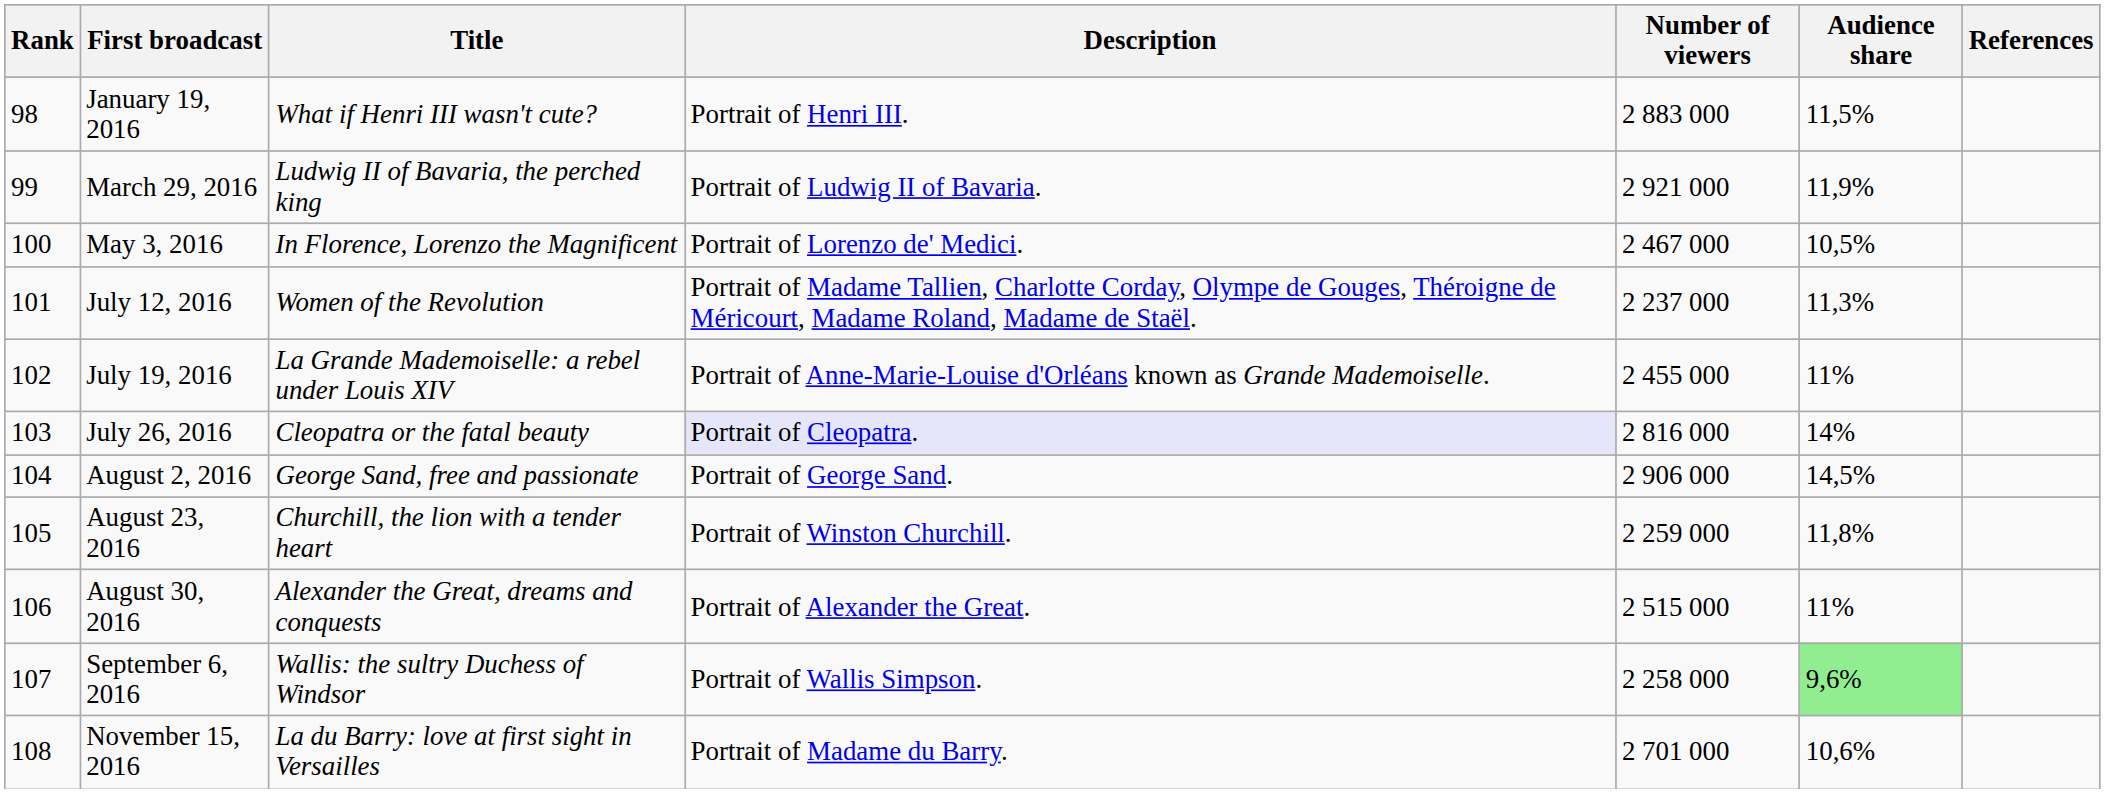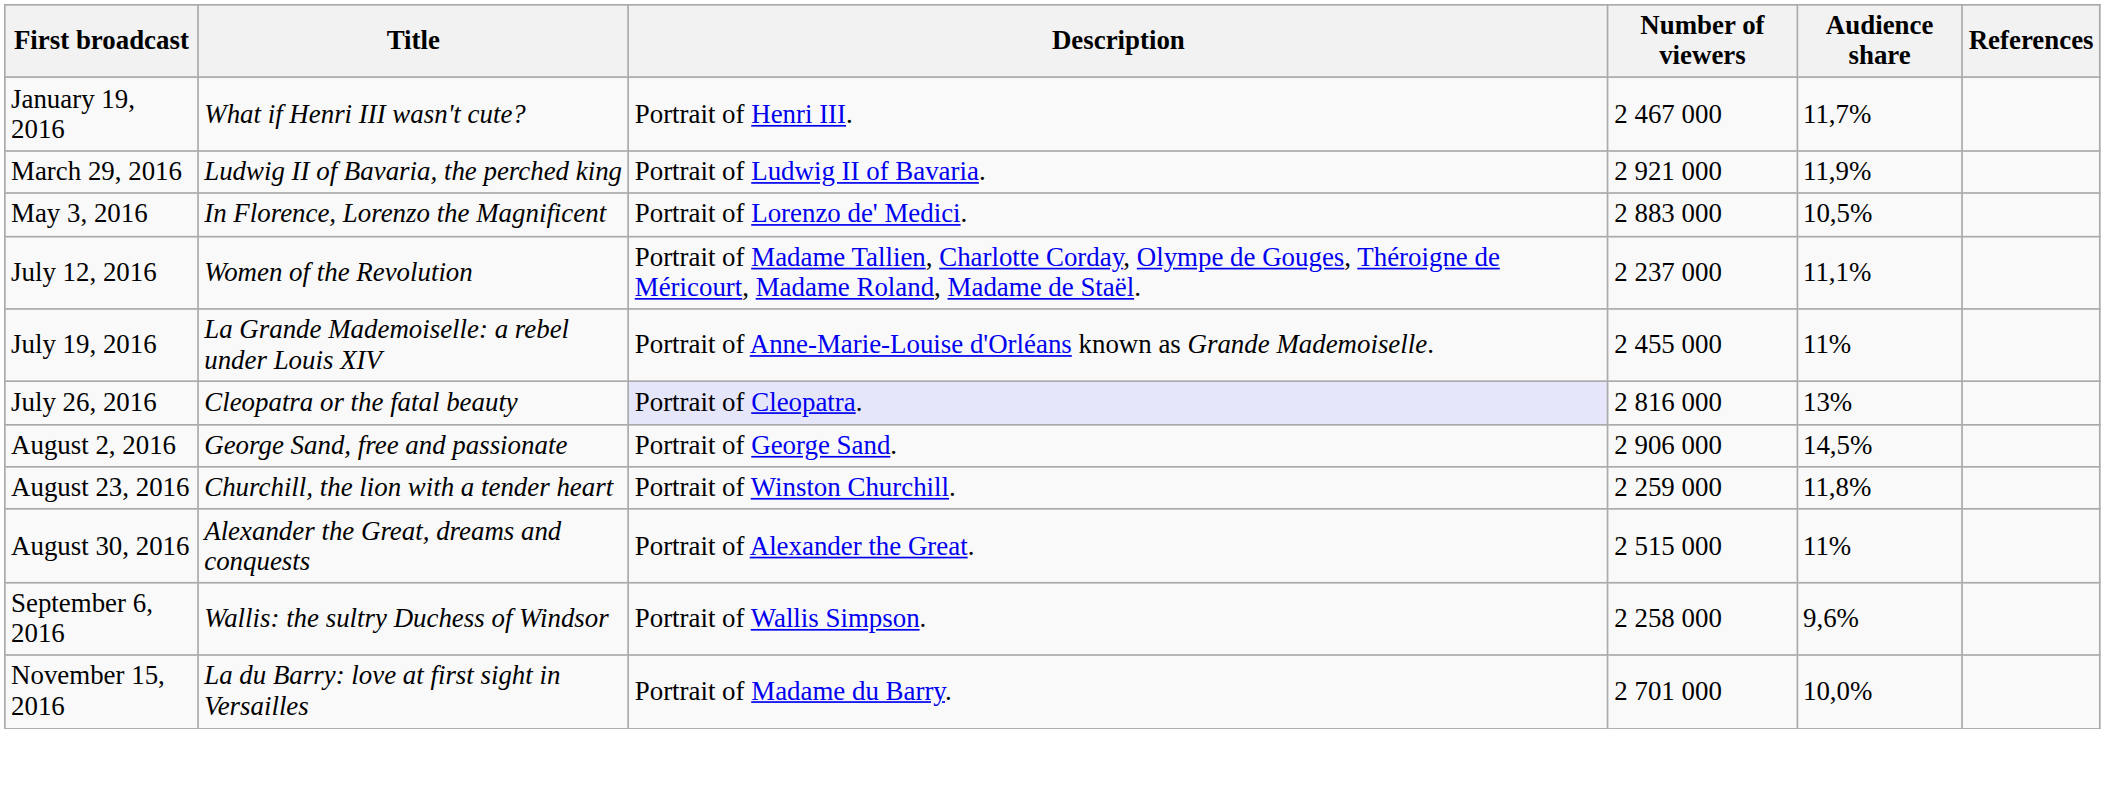- column: (42, 40)
(1676, 113) 2 883 000 -> (1668, 113) 2 467 000
(1840, 113) 11,5% -> (1837, 113) 11,7%
(1676, 244) 2 467 000 -> (1668, 214) 2 883 000
(1840, 302) 11,3% -> (1837, 271) 11,1%
(1830, 432) 14% -> (1828, 402) 13%
(1834, 678) lightgreen background -> (1831, 618) no background
(1840, 751) 10,6% -> (1838, 691) 10,0%
